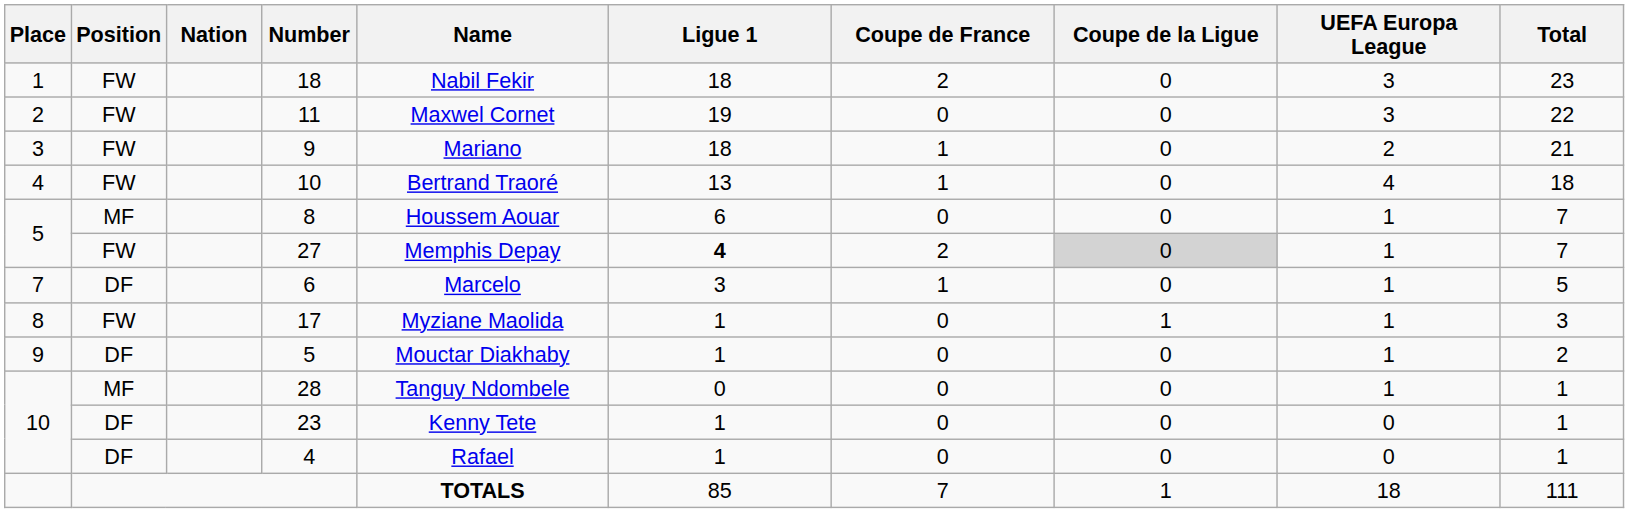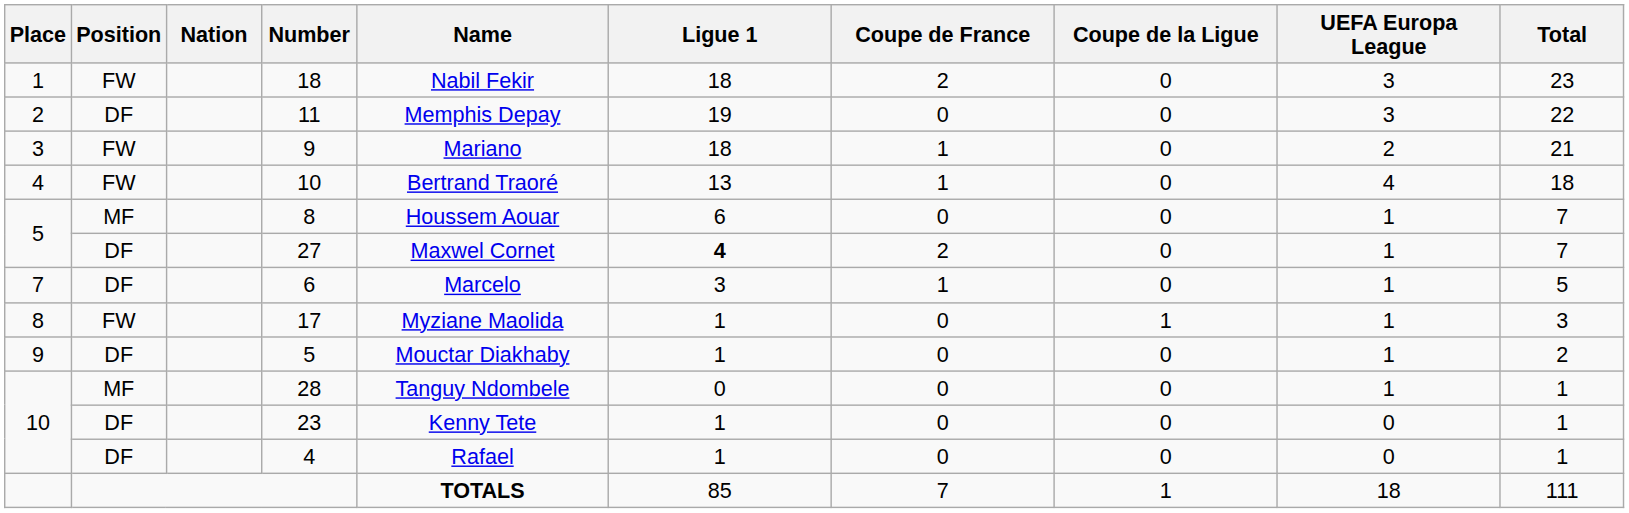(119, 114) FW -> (119, 114) DF
(483, 114) Maxwel Cornet -> (483, 114) Memphis Depay
(119, 251) FW -> (119, 251) DF
(483, 251) Memphis Depay -> (483, 251) Maxwel Cornet
(1166, 251) lightgrey background -> (1166, 251) no background
